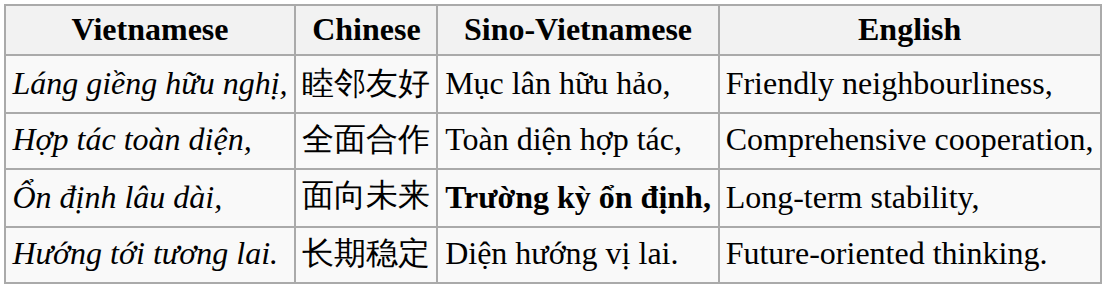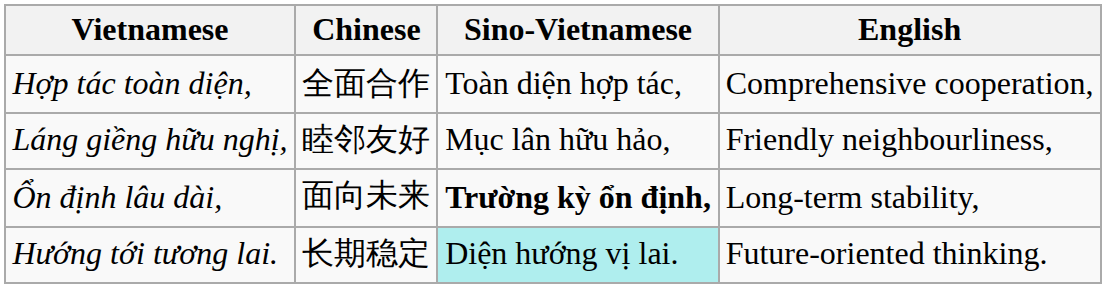rows swapped: (150, 83) <-> (132, 140)
(562, 253) no background -> (562, 253) paleturquoise background
